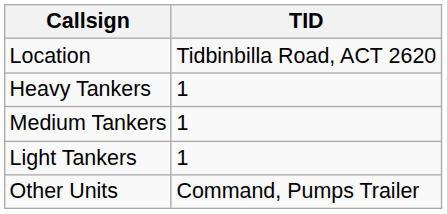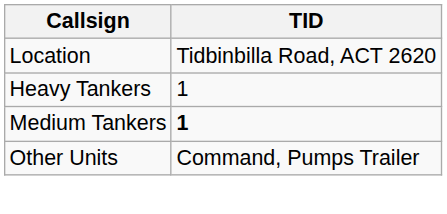(182, 123) normal -> (182, 123) bold
- row: (73, 157)
